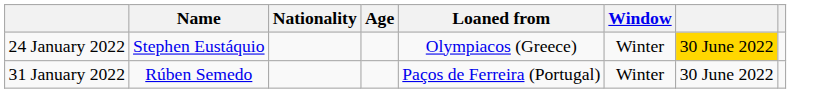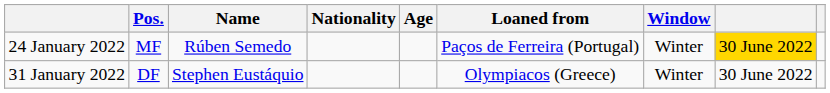+ column: (148, 18)
(199, 46) Stephen Eustáquio -> (238, 46) Rúben Semedo
(501, 46) Olympiacos (Greece) -> (540, 46) Paços de Ferreira (Portugal)
(199, 74) Rúben Semedo -> (238, 74) Stephen Eustáquio
(501, 74) Paços de Ferreira (Portugal) -> (540, 74) Olympiacos (Greece)
